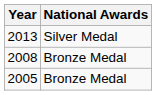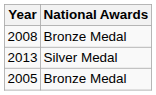rows swapped: (22, 36) <-> (22, 57)
